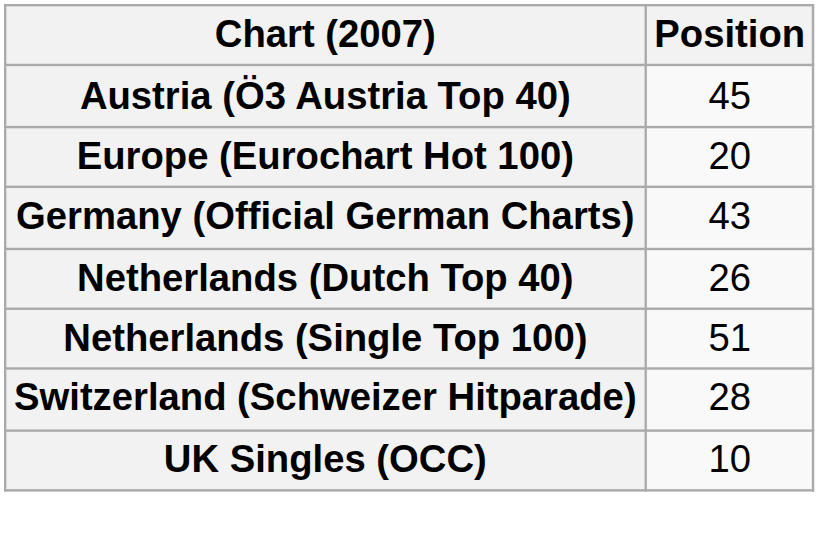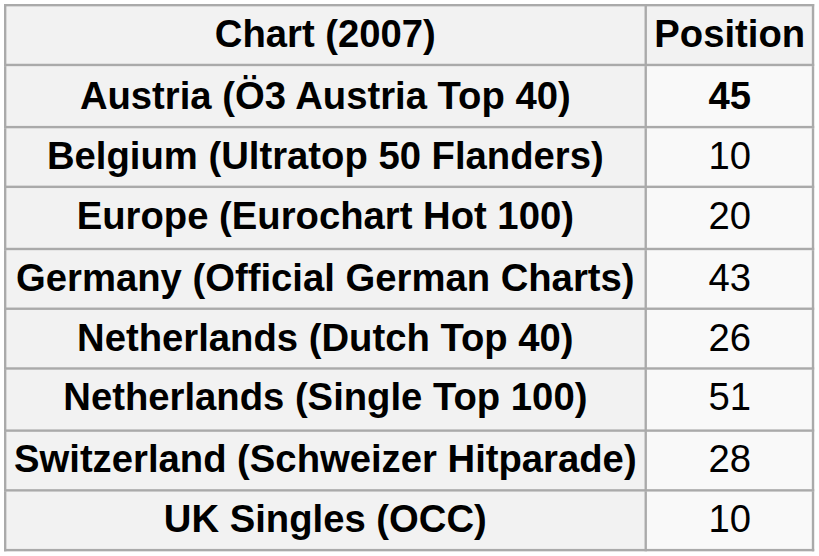(730, 95) normal -> (730, 95) bold
+ row: (325, 156)
